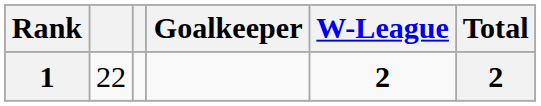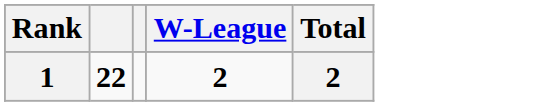- column: (228, 28)
(111, 76) normal -> (111, 76) bold
